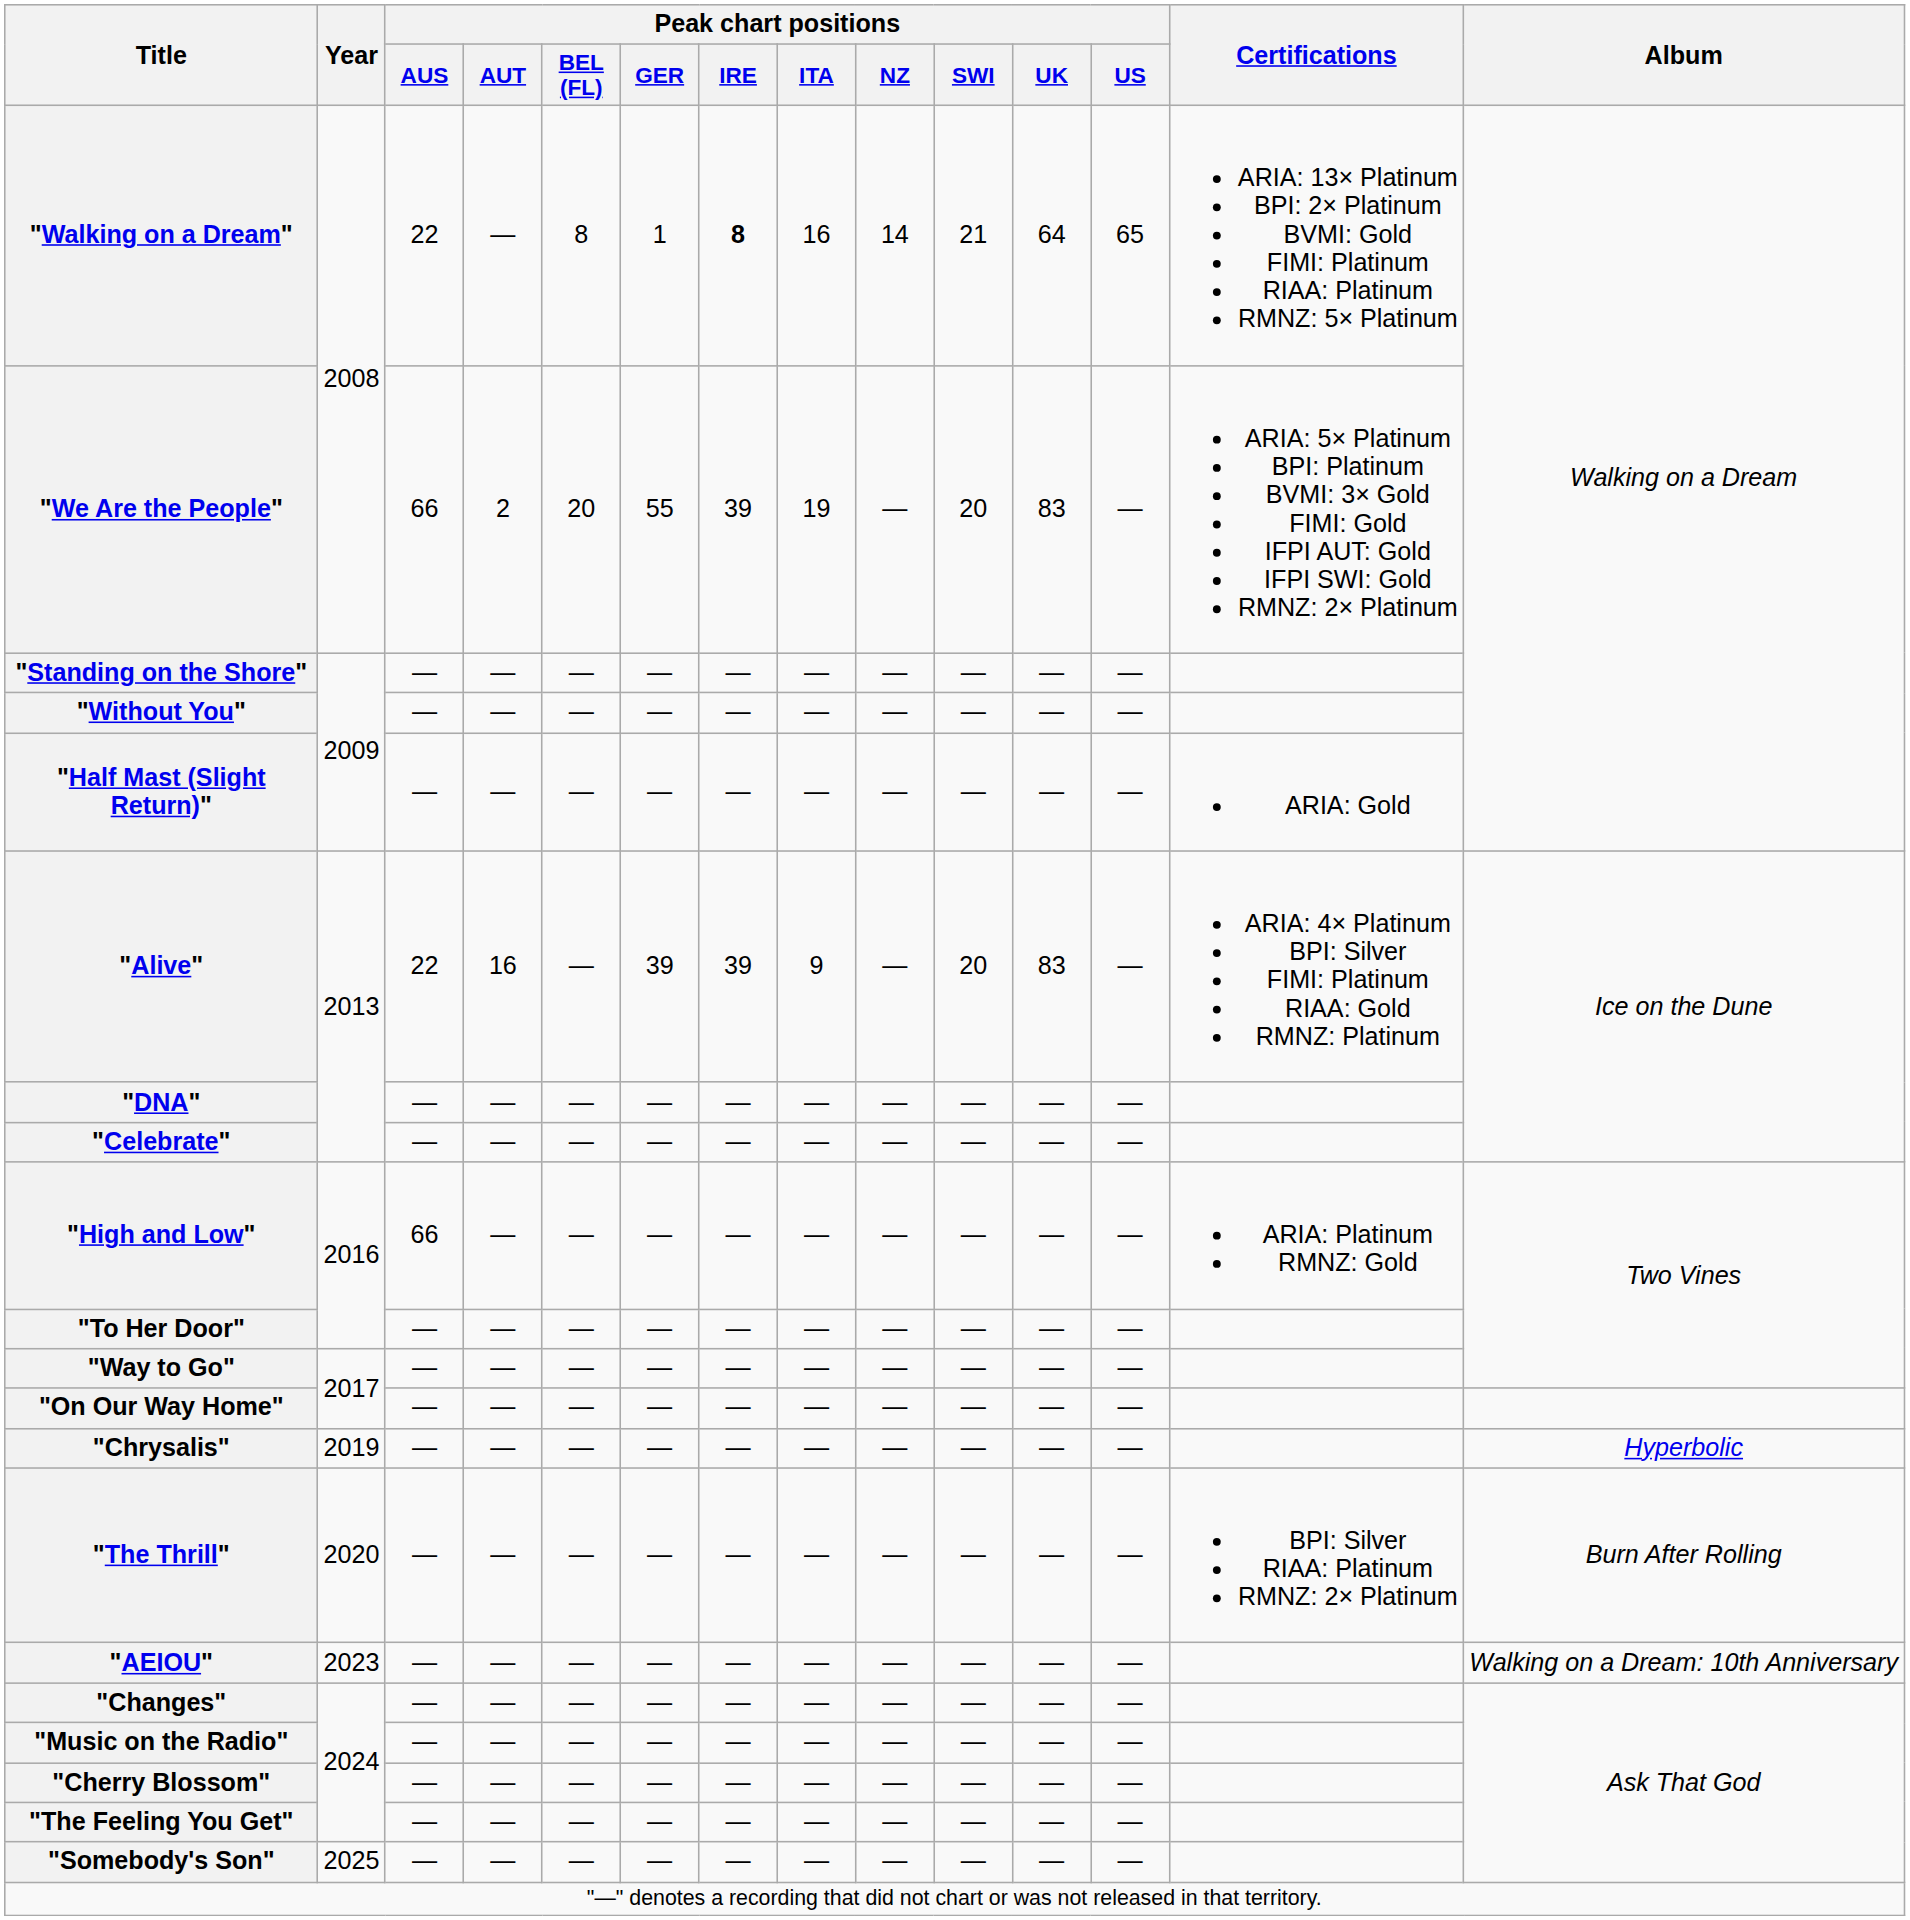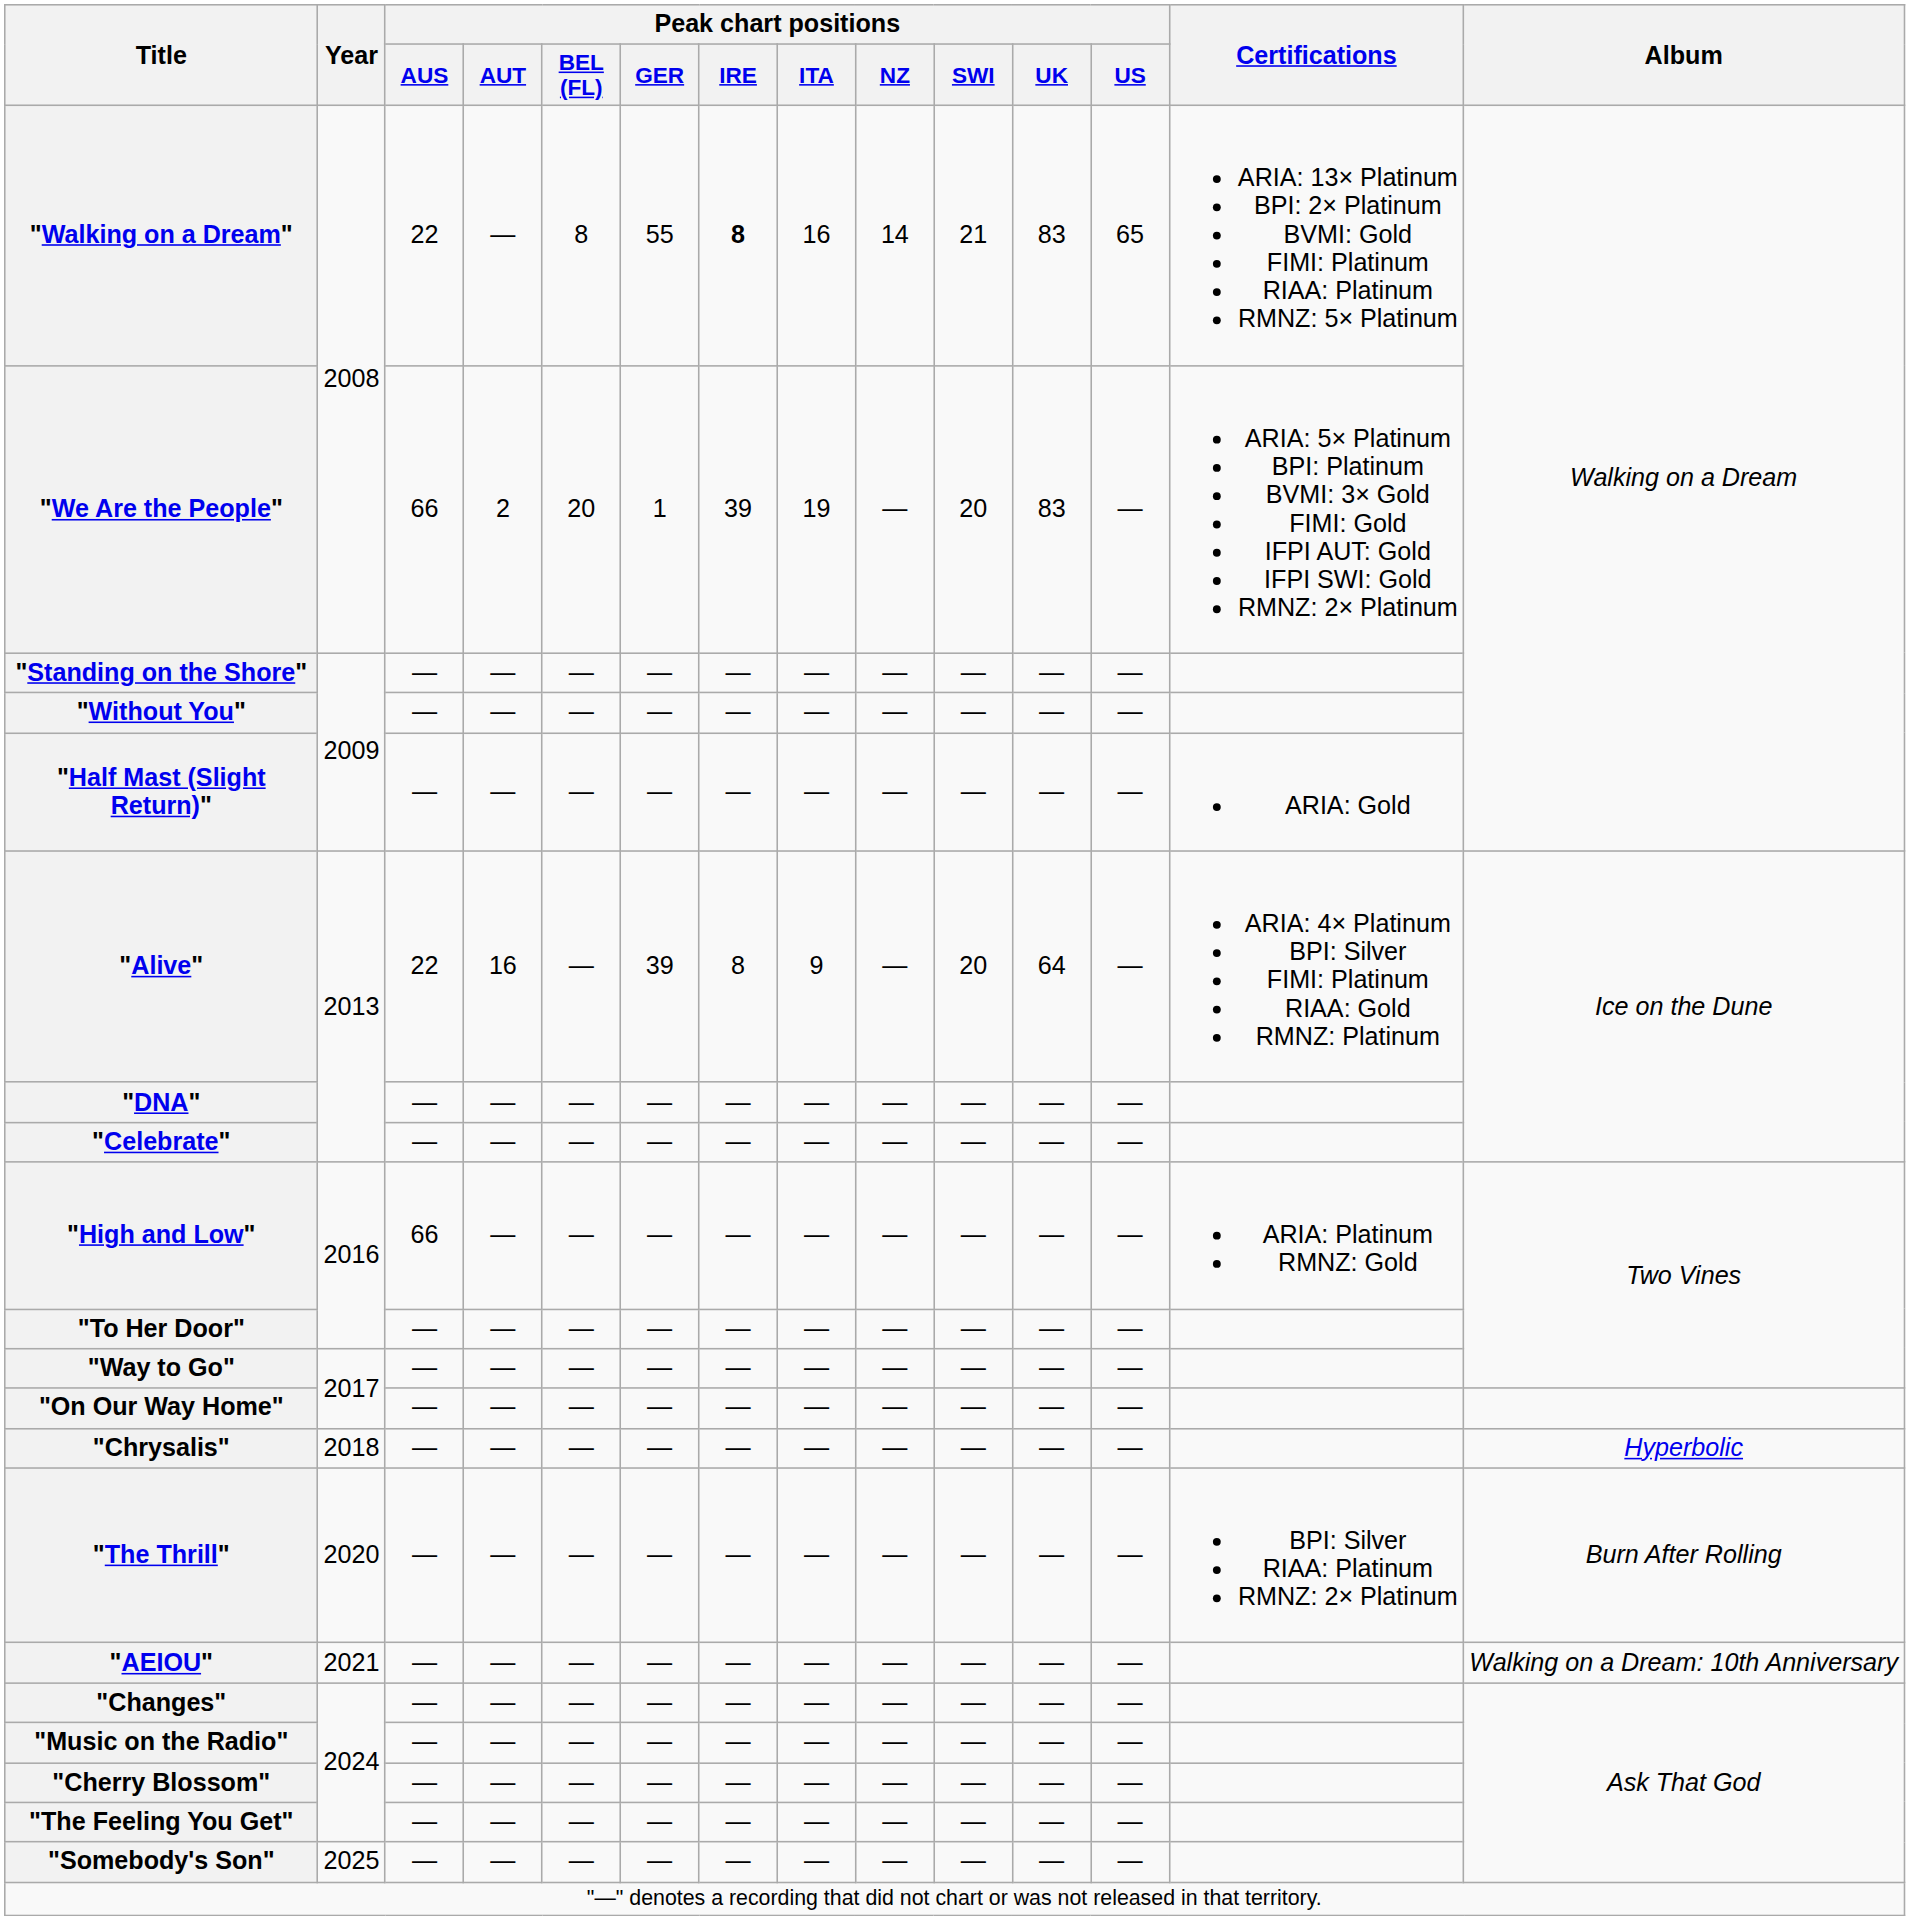(660, 234) 1 -> (660, 234) 55
(1052, 234) 64 -> (1052, 234) 83
(660, 508) 55 -> (660, 508) 1
(738, 966) 39 -> (738, 966) 8
(1052, 966) 83 -> (1052, 966) 64
(352, 1447) 2019 -> (352, 1447) 2018
(352, 1662) 2023 -> (352, 1662) 2021
